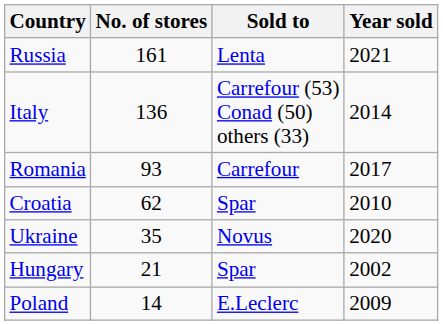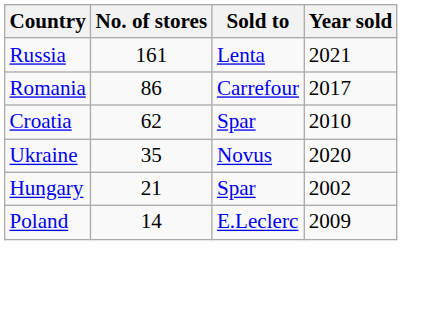- row: (29, 111)
(151, 169) 93 -> (151, 88) 86
